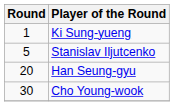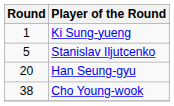(26, 91) 30 -> (26, 91) 38
